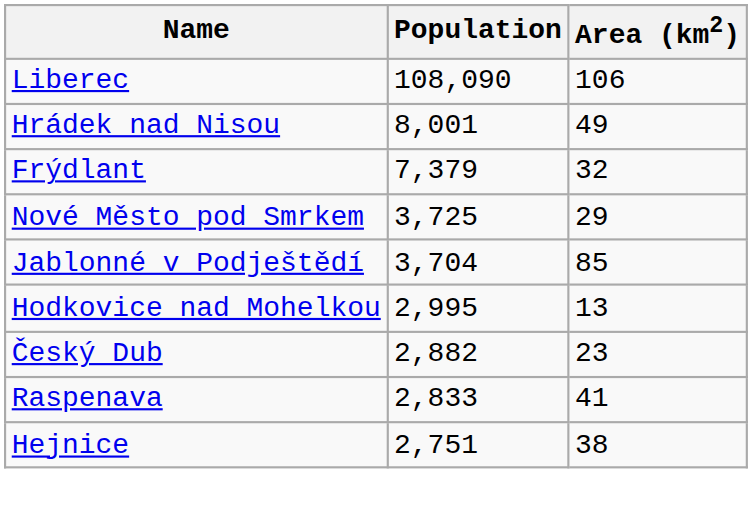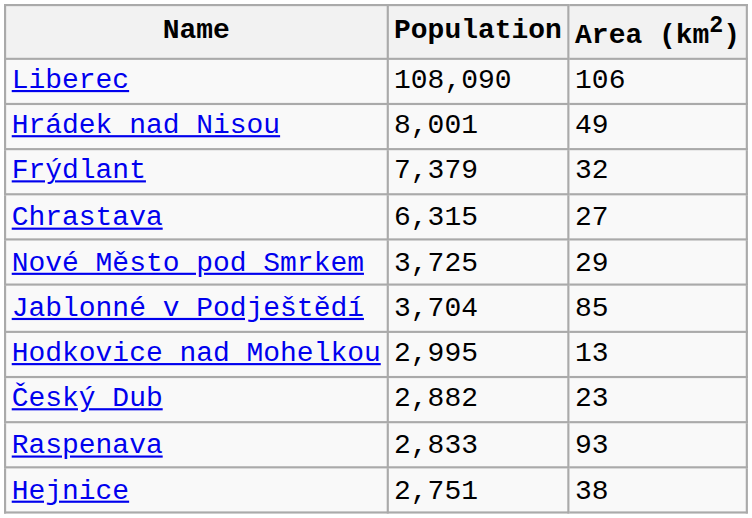+ row: (87, 217)
(592, 399) 41 -> (592, 445) 93
